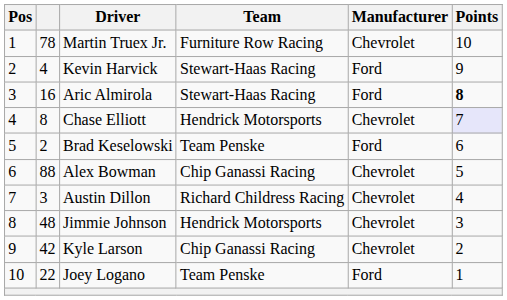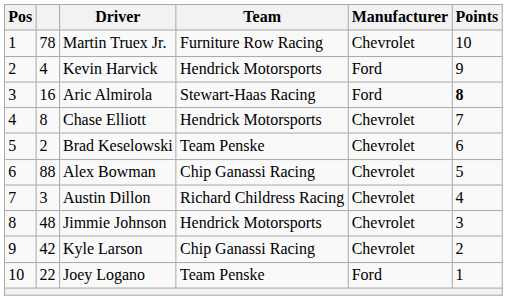(248, 68) Stewart-Haas Racing -> (251, 68) Hendrick Motorsports
(460, 120) lavender background -> (460, 120) no background
(367, 145) Ford -> (383, 145) Chevrolet
